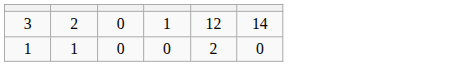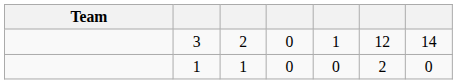+ column: (89, 16)
